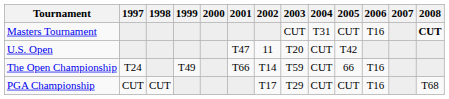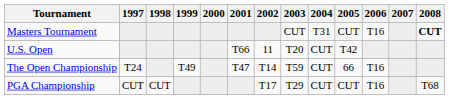(241, 49) T47 -> (241, 49) T66
(241, 67) T66 -> (241, 67) T47
